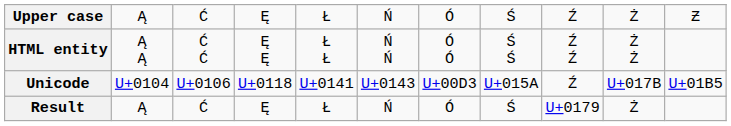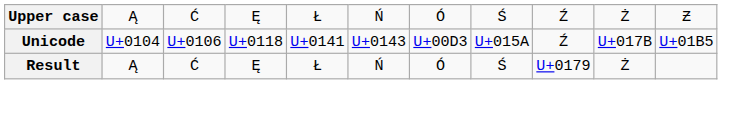- row: (58, 50)
